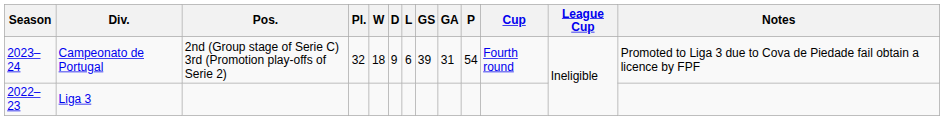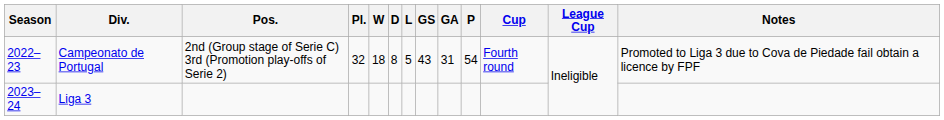(24, 60) 2023–24 -> (24, 60) 2022–23
(394, 60) 9 -> (394, 60) 8
(408, 60) 6 -> (408, 60) 5
(425, 60) 39 -> (425, 60) 43
(24, 99) 2022–23 -> (24, 99) 2023–24
